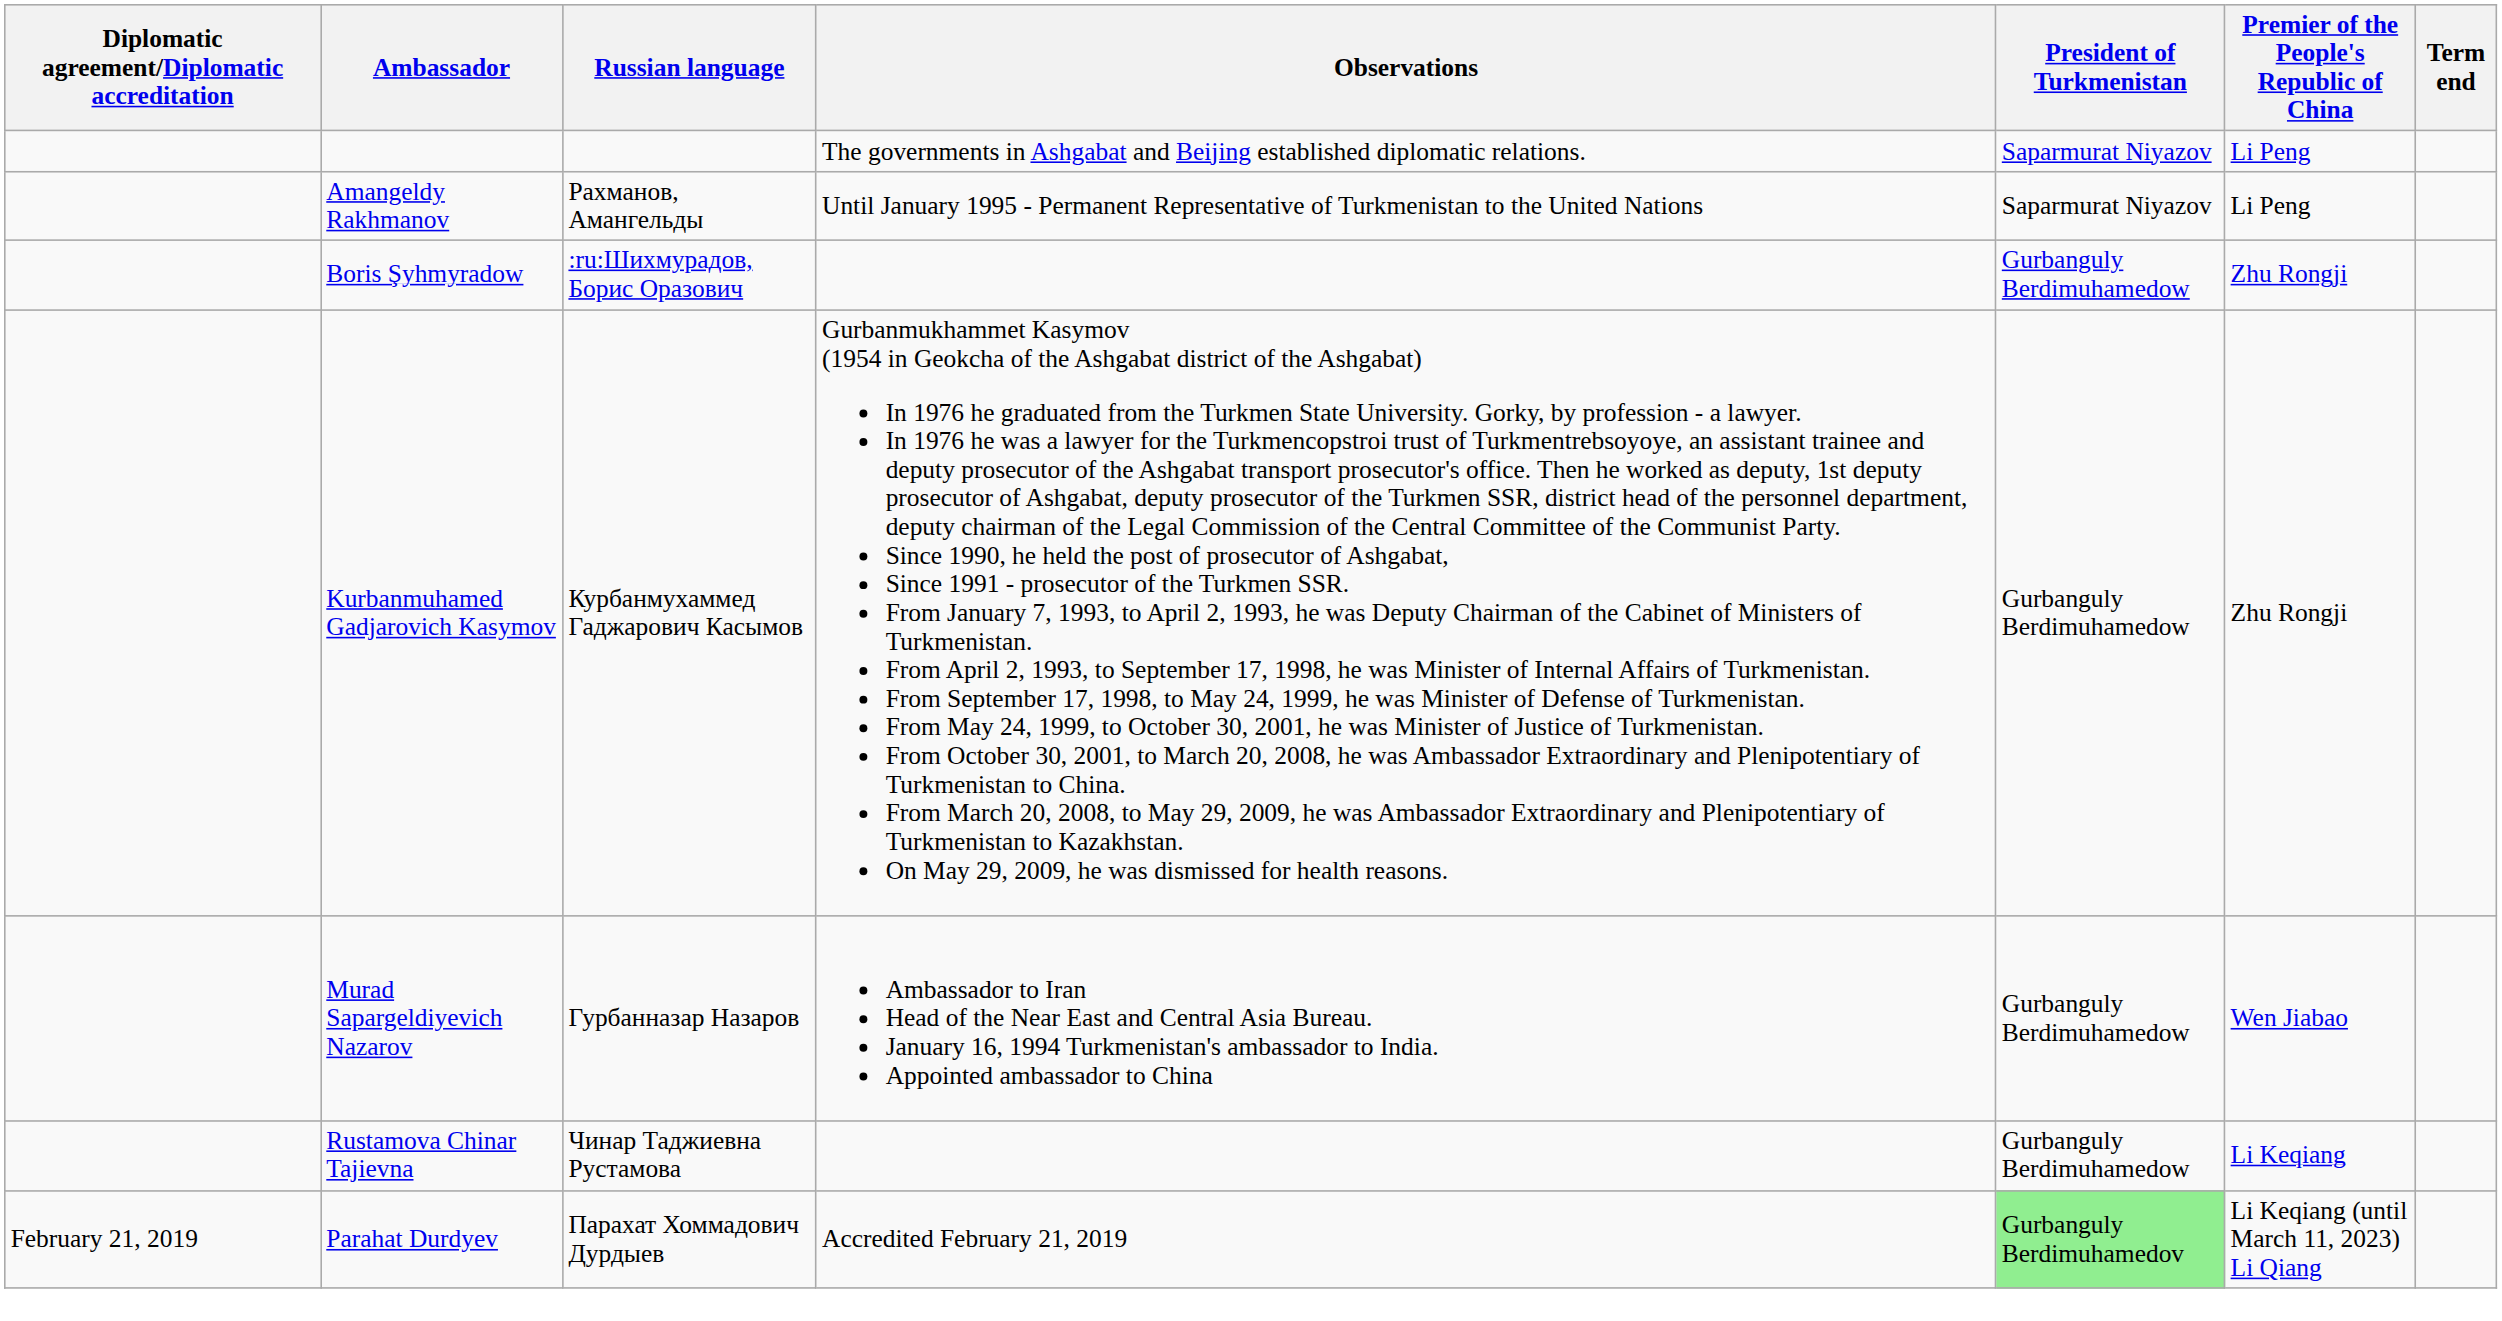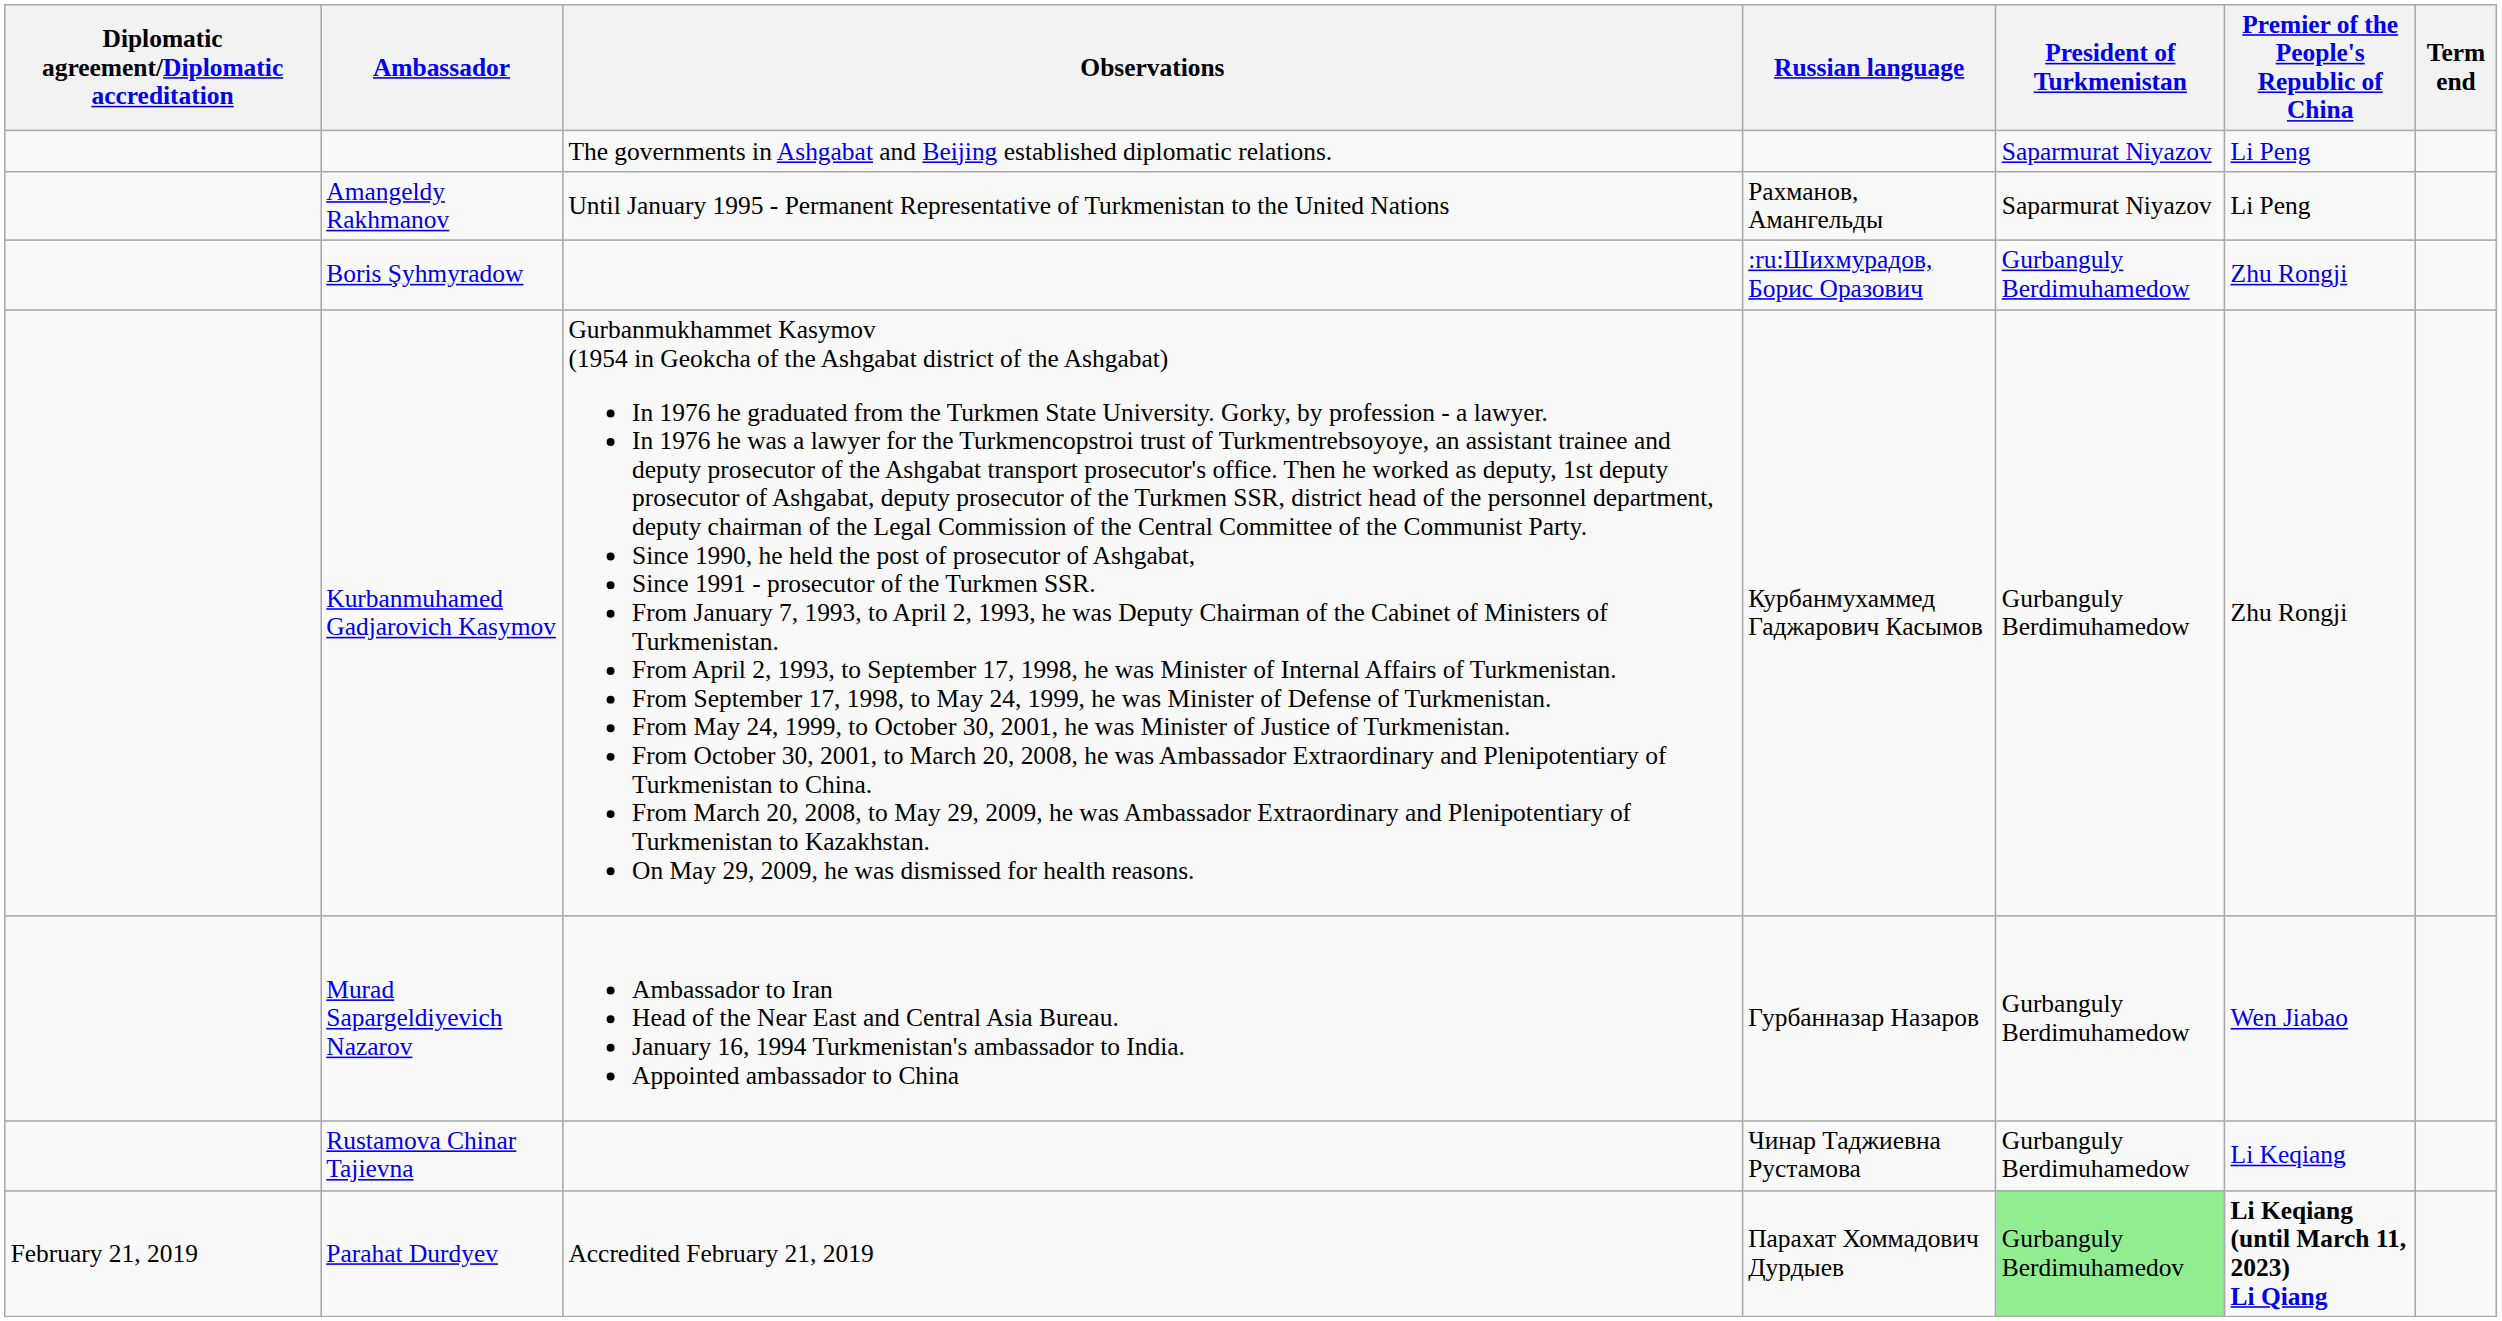columns swapped: (689, 67) <-> (1406, 67)
(2319, 1238) normal -> (2318, 1253) bold
